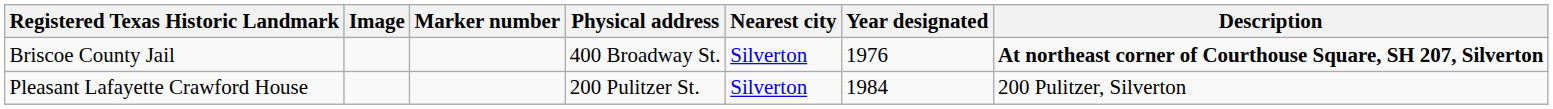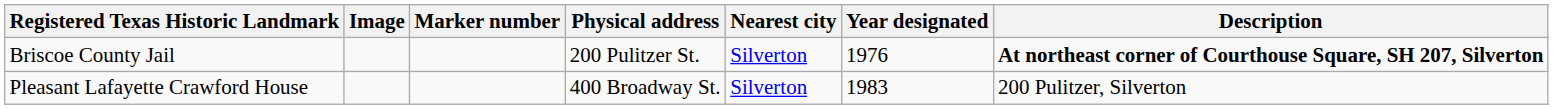(645, 54) 400 Broadway St. -> (635, 54) 200 Pulitzer St.
(635, 87) 200 Pulitzer St. -> (645, 87) 400 Broadway St.
(867, 87) 1984 -> (867, 87) 1983
